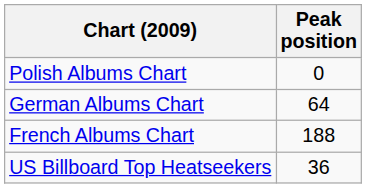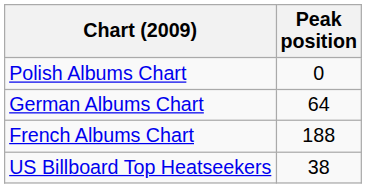(319, 167) 36 -> (319, 167) 38
